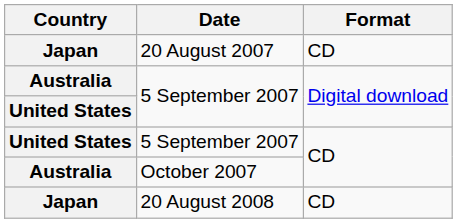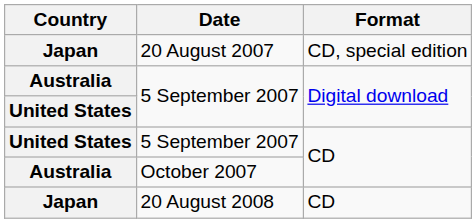(321, 50) CD -> (387, 50) CD, special edition
